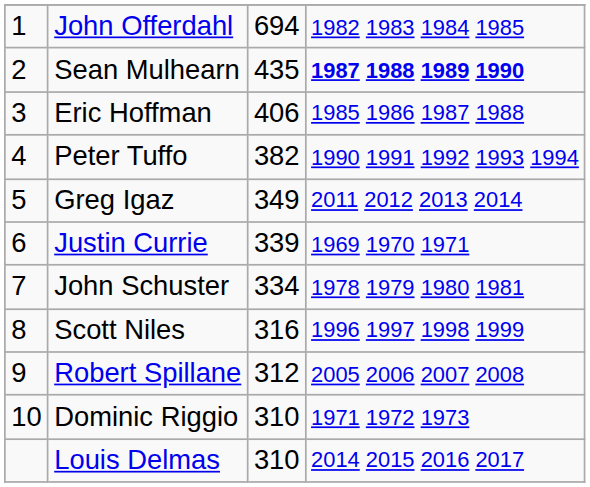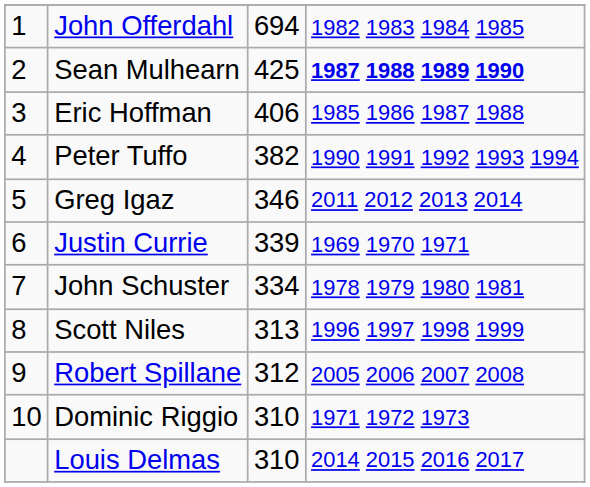(277, 69) 435 -> (277, 69) 425
(277, 199) 349 -> (277, 199) 346
(277, 329) 316 -> (277, 329) 313
